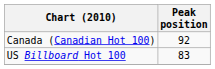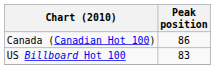(184, 40) 92 -> (184, 40) 86
